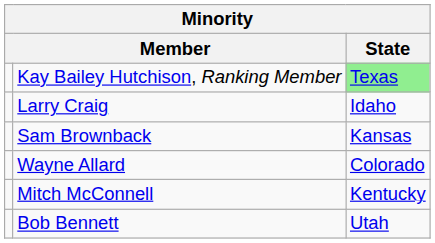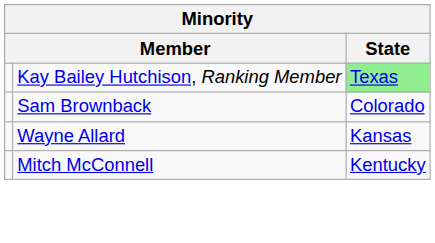- row: (63, 106)
(381, 135) Kansas -> (387, 106) Colorado
(387, 164) Colorado -> (381, 135) Kansas
- row: (68, 223)
